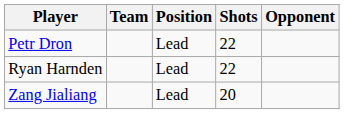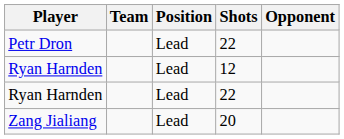+ row: (55, 69)
